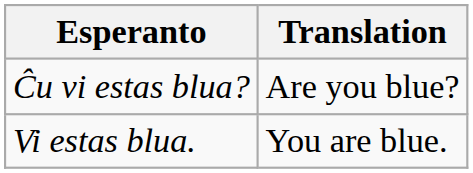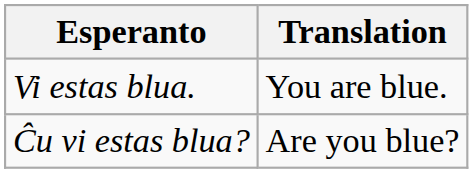rows swapped: (104, 140) <-> (131, 85)
